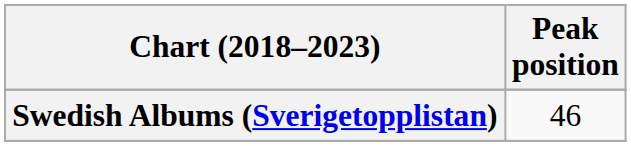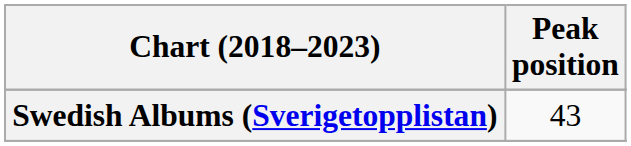(565, 114) 46 -> (565, 114) 43
